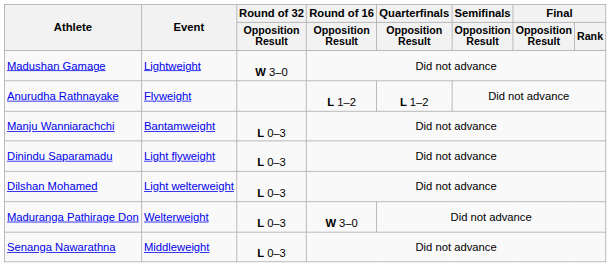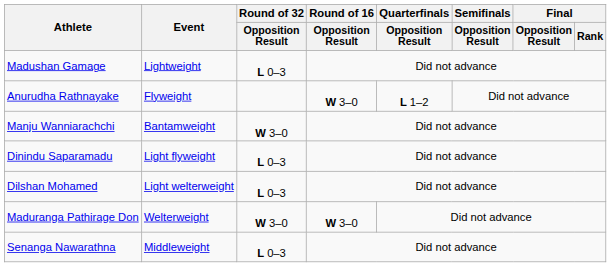(272, 72) W 3–0 -> (272, 72) L 0–3
(342, 103) L 1–2 -> (342, 103) W 3–0
(272, 133) L 0–3 -> (272, 133) W 3–0
(272, 223) L 0–3 -> (272, 223) W 3–0
